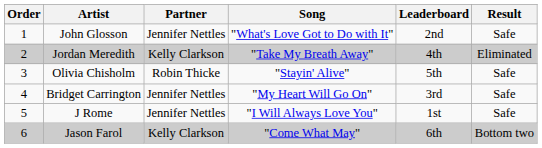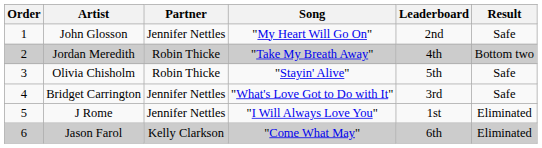(312, 34) "What's Love Got to Do with It" -> (312, 34) "My Heart Will Go On"
(186, 53) Kelly Clarkson -> (186, 53) Robin Thicke
(504, 53) Eliminated -> (504, 53) Bottom two
(312, 93) "My Heart Will Go On" -> (312, 93) "What's Love Got to Do with It"
(504, 113) Safe -> (504, 113) Eliminated
(504, 133) Bottom two -> (504, 133) Eliminated
